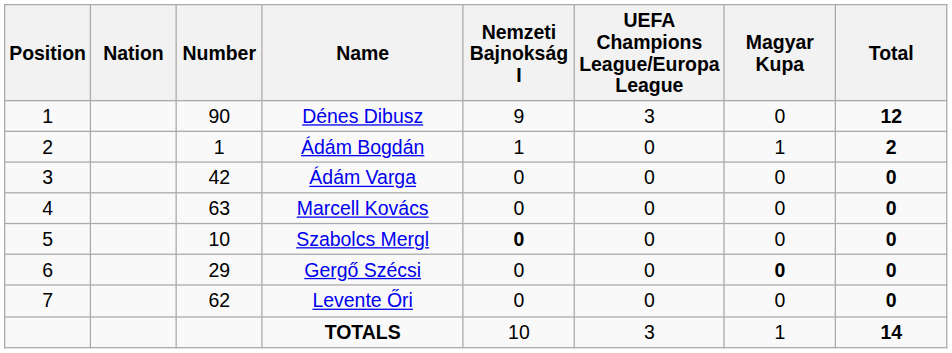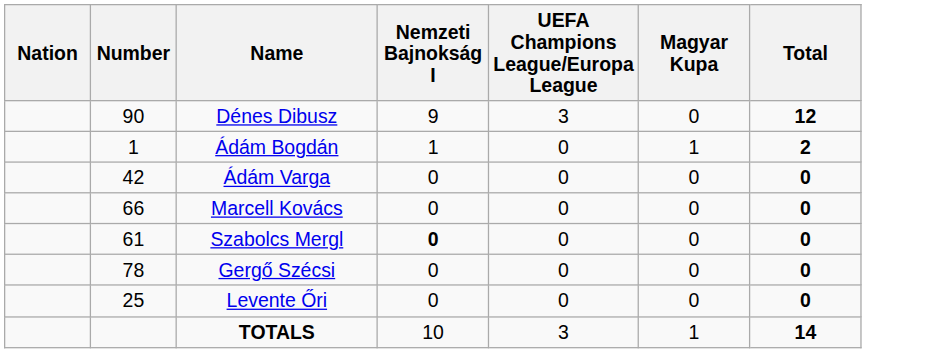- column: (48, 53)
(219, 209) 63 -> (133, 209) 66
(219, 240) 10 -> (133, 240) 61
(219, 270) 29 -> (133, 270) 78
(780, 270) bold -> (694, 270) normal
(219, 301) 62 -> (133, 301) 25
